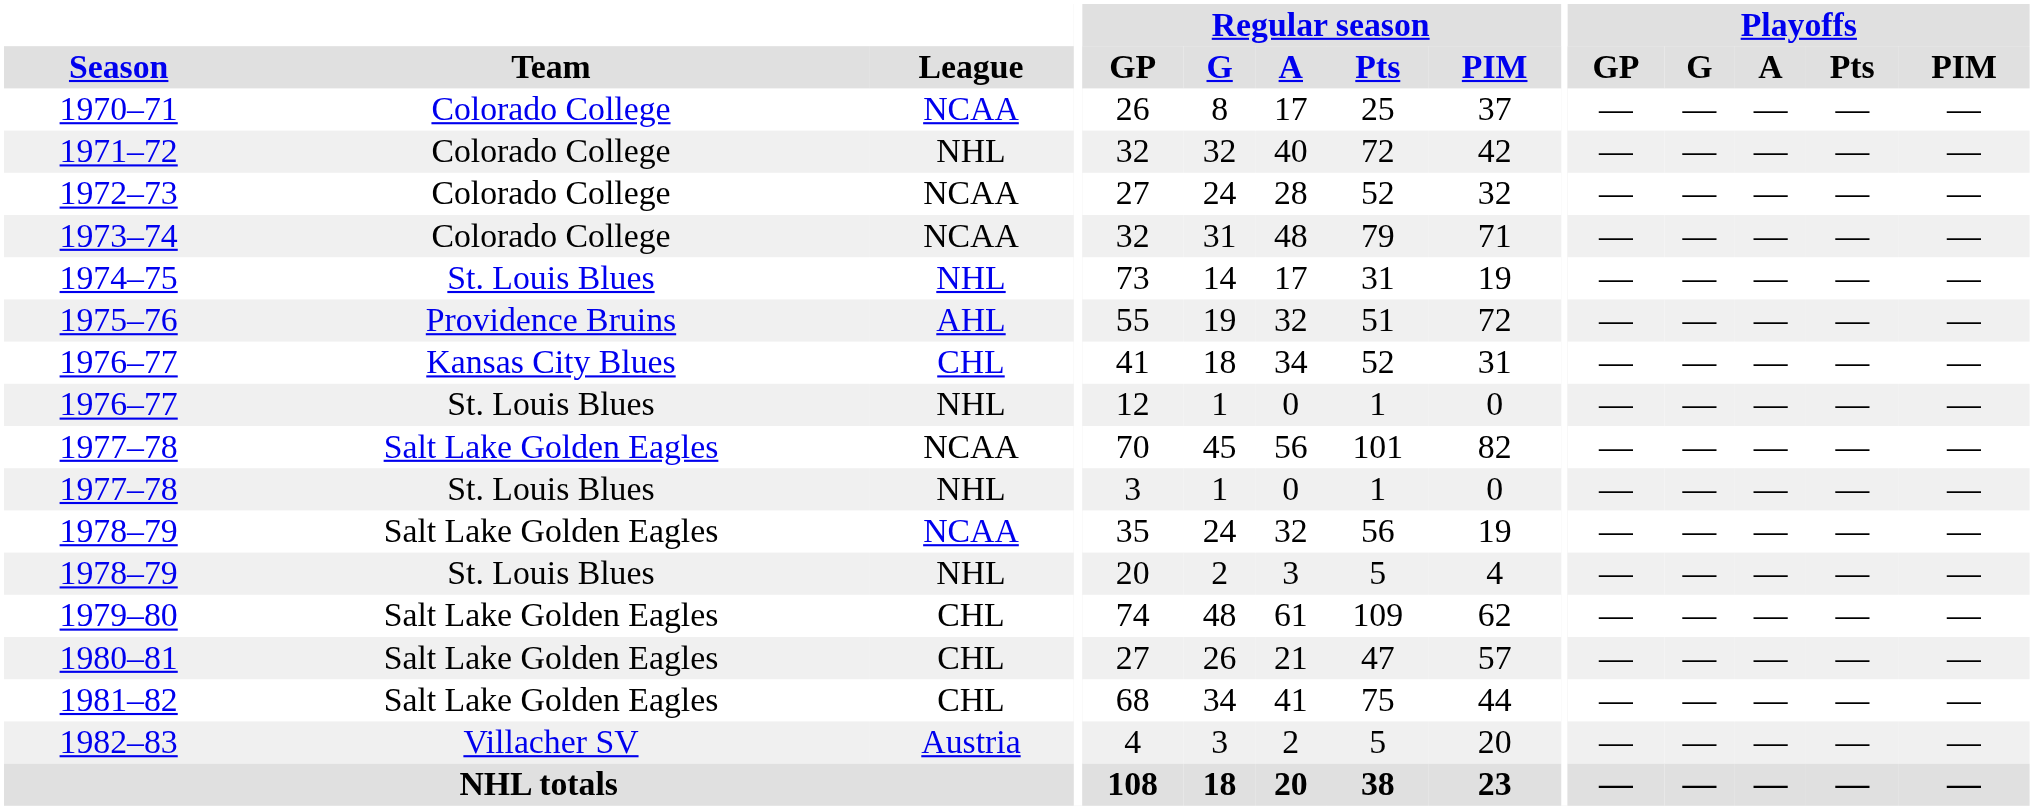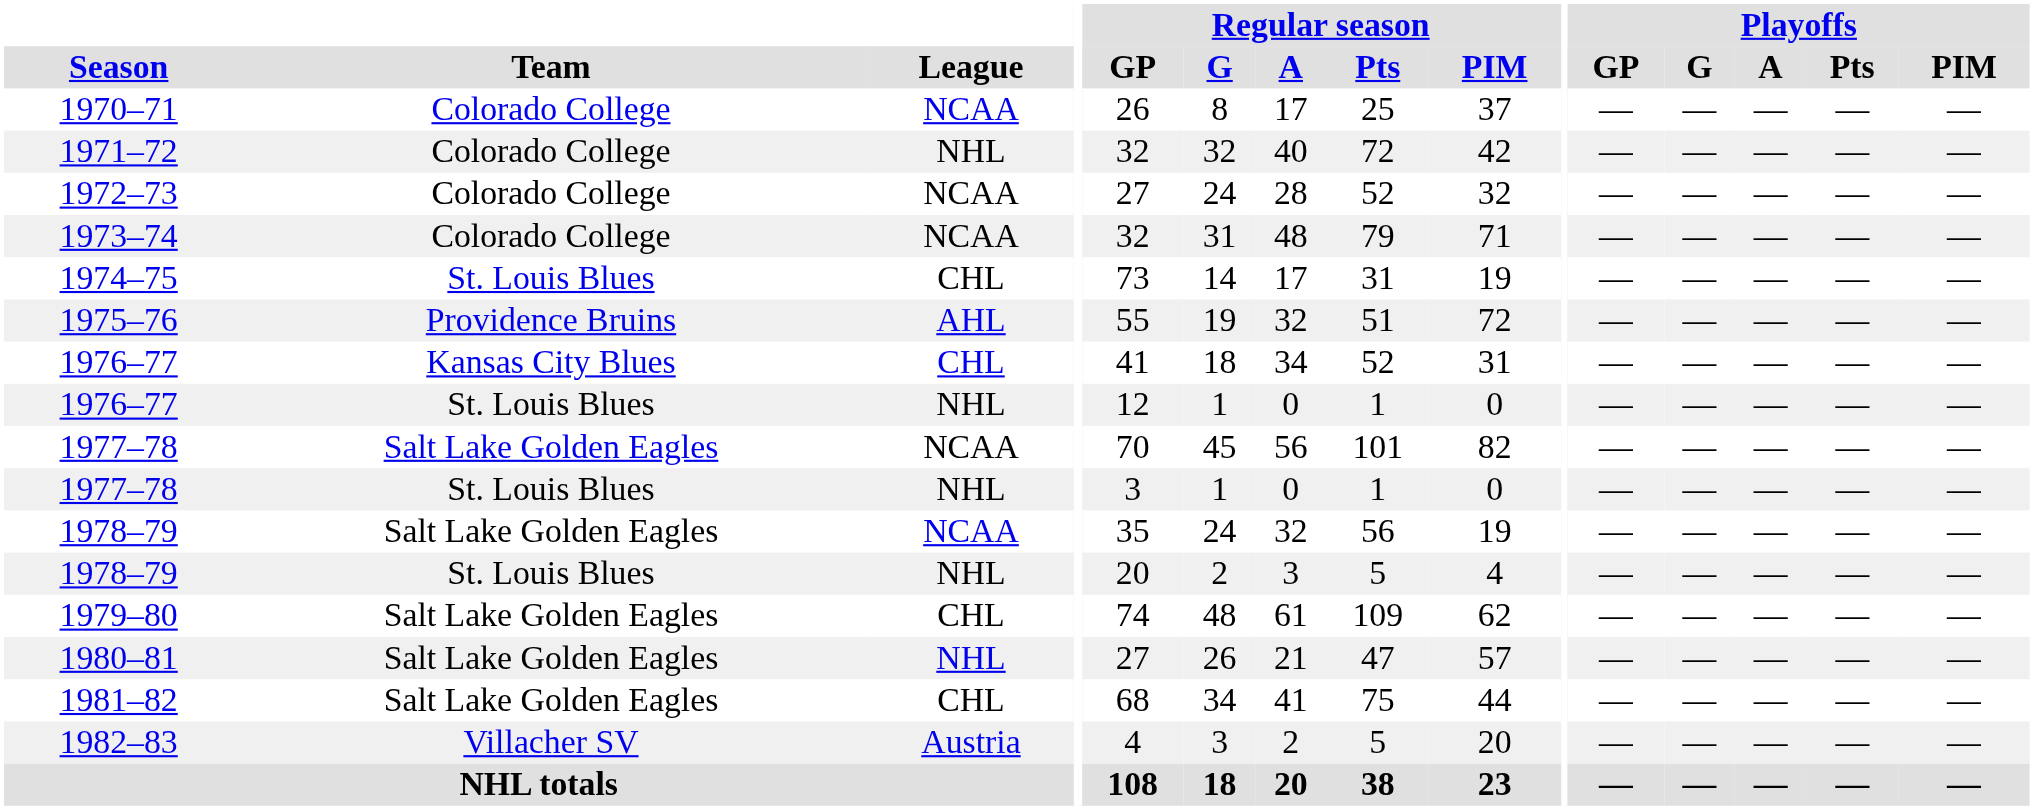(971, 277) NHL -> (971, 277) CHL
(971, 657) CHL -> (971, 657) NHL
